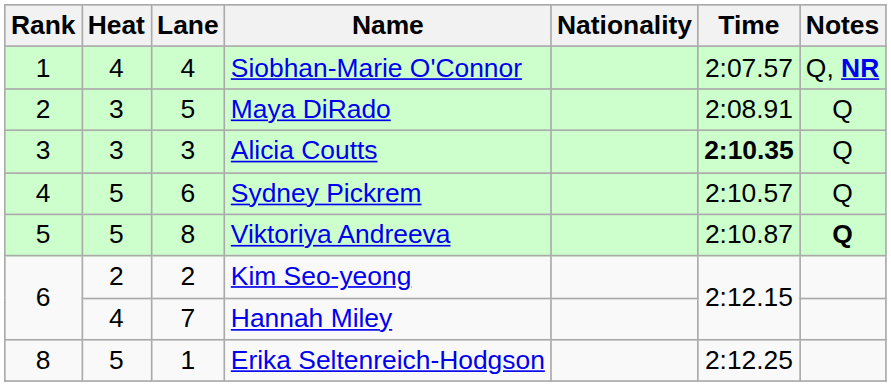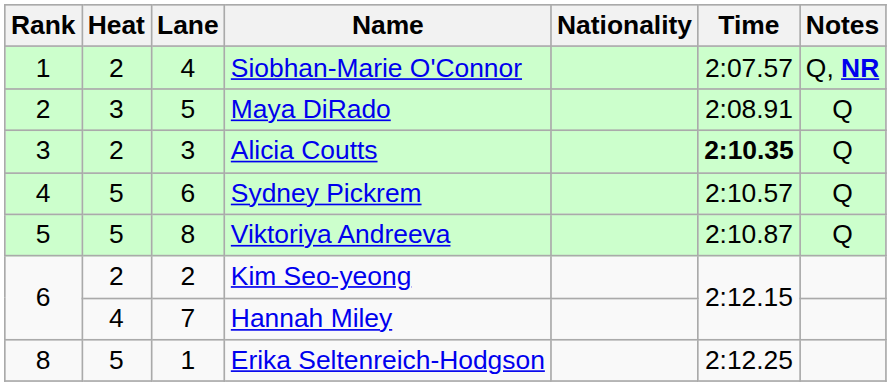(116, 67) 4 -> (116, 67) 2
(116, 151) 3 -> (116, 151) 2
(843, 234) bold -> (843, 234) normal
